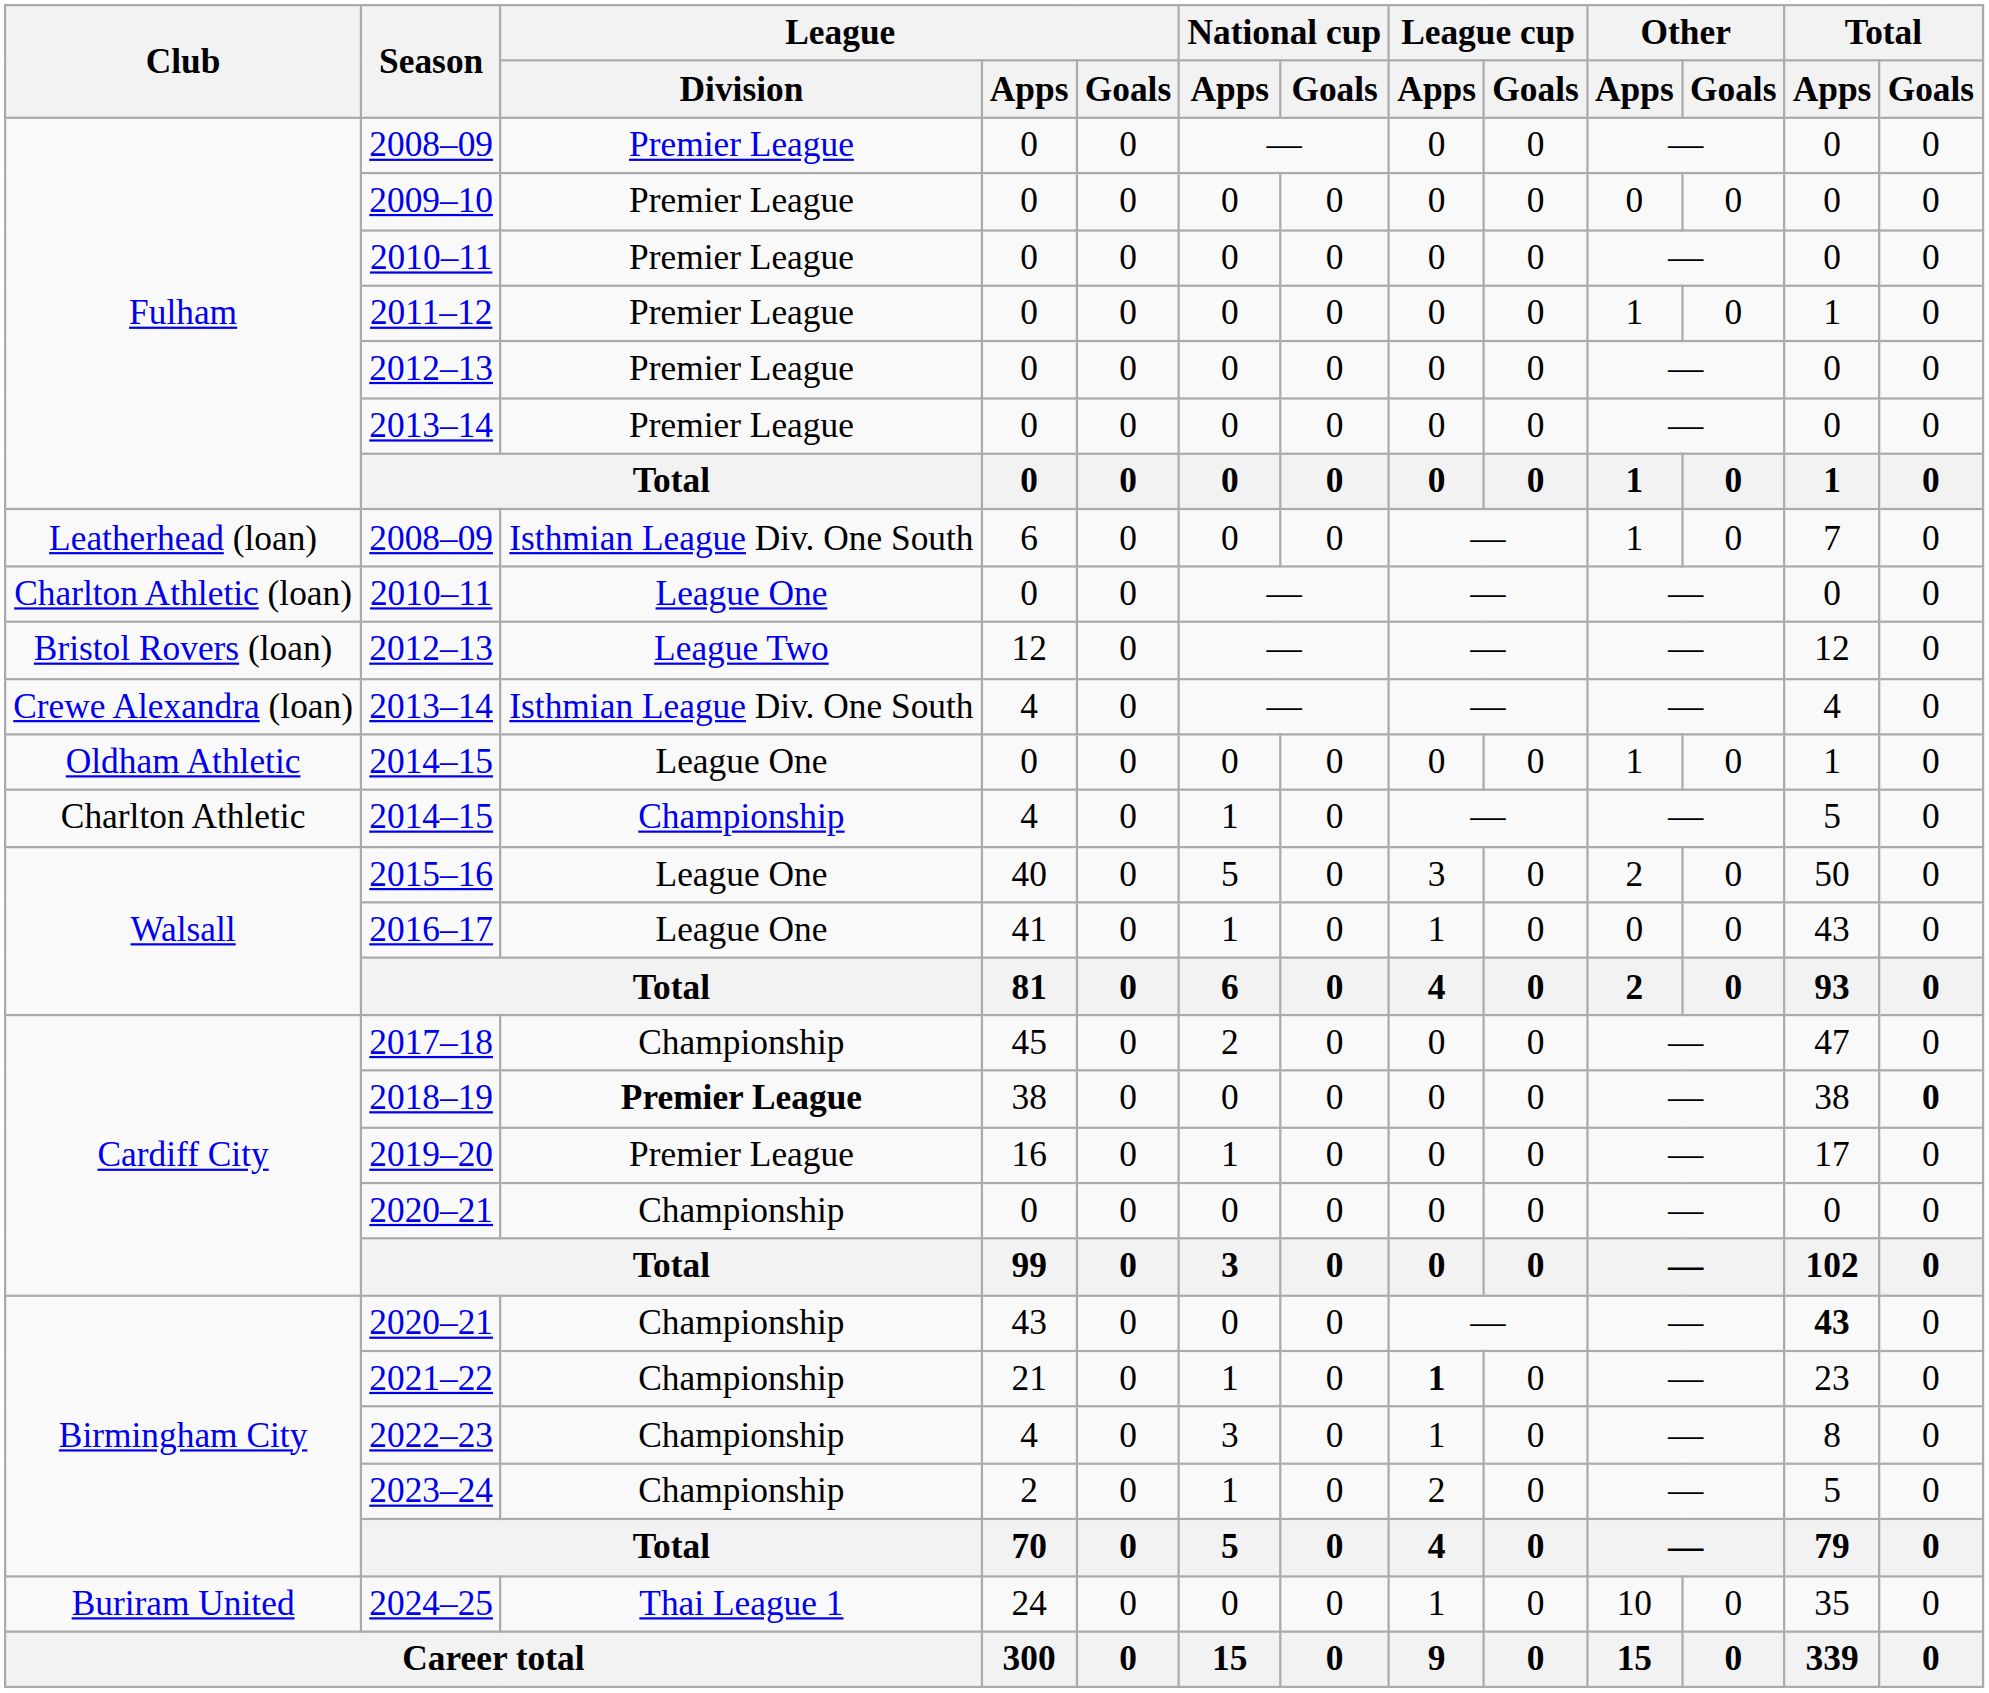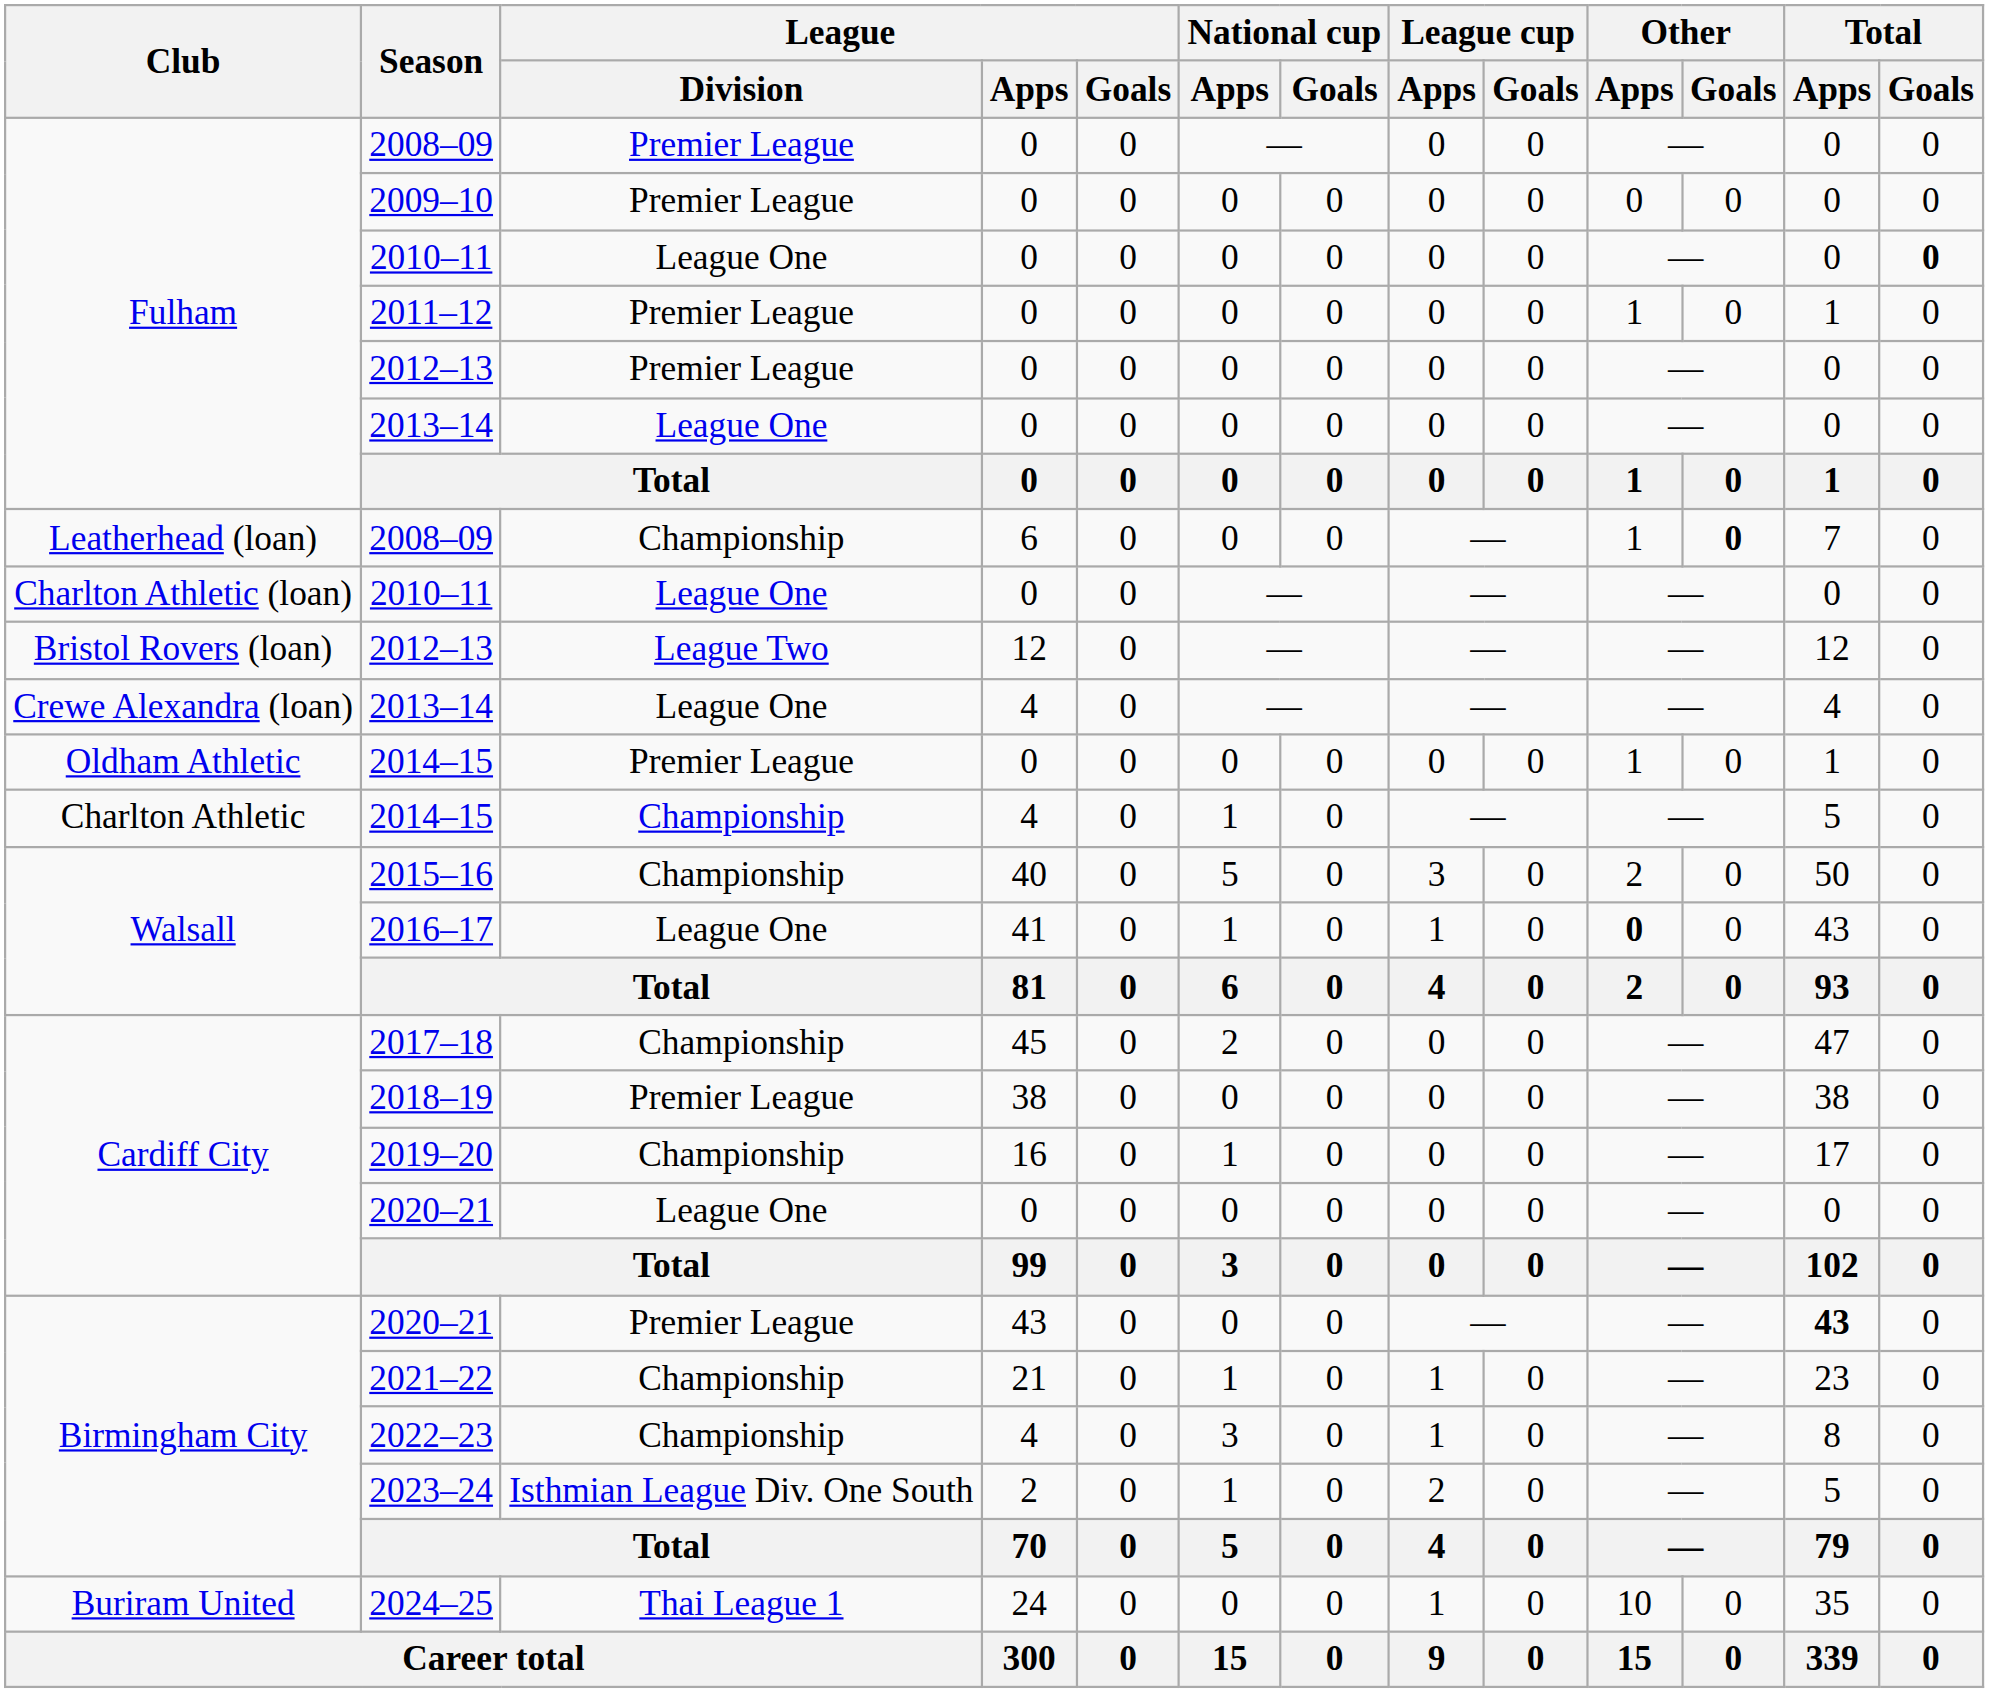(741, 256) Premier League -> (741, 256) League One
(1931, 256) normal -> (1931, 256) bold
(741, 425) Premier League -> (741, 425) League One
(741, 537) Isthmian League Div. One South -> (741, 537) Championship
(1733, 537) normal -> (1733, 537) bold
(741, 705) Isthmian League Div. One South -> (741, 705) League One
(741, 761) League One -> (741, 761) Premier League
(741, 873) League One -> (741, 873) Championship
(1634, 929) normal -> (1634, 929) bold
(741, 1098) bold -> (741, 1098) normal
(1931, 1098) bold -> (1931, 1098) normal
(741, 1154) Premier League -> (741, 1154) Championship
(741, 1210) Championship -> (741, 1210) League One
(741, 1322) Championship -> (741, 1322) Premier League
(1437, 1378) bold -> (1437, 1378) normal
(741, 1490) Championship -> (741, 1490) Isthmian League Div. One South
